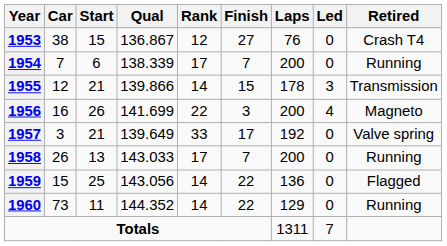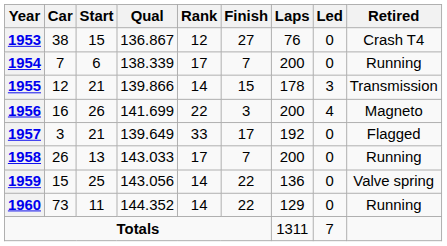(394, 134) Valve spring -> (394, 134) Flagged
(394, 181) Flagged -> (394, 181) Valve spring
